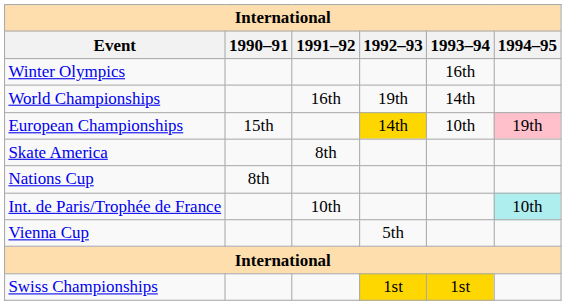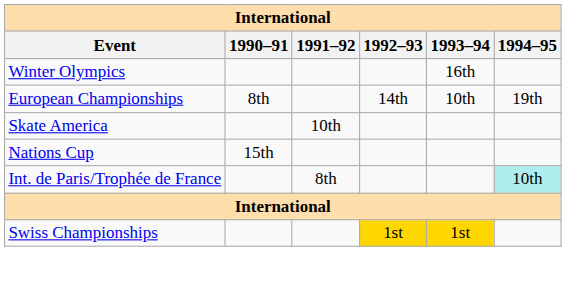- row: (84, 98)
(259, 125) 15th -> (259, 98) 8th
(393, 125) gold background -> (393, 98) no background
(527, 125) pink background -> (527, 98) no background
(326, 152) 8th -> (326, 125) 10th
(259, 179) 8th -> (259, 152) 15th
(326, 206) 10th -> (326, 179) 8th
- row: (49, 233)
